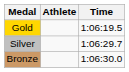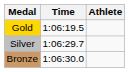columns swapped: (59, 12) <-> (101, 12)
